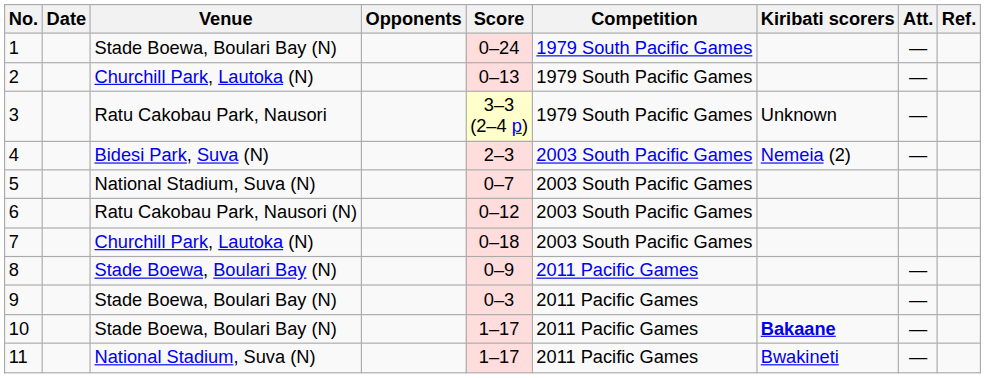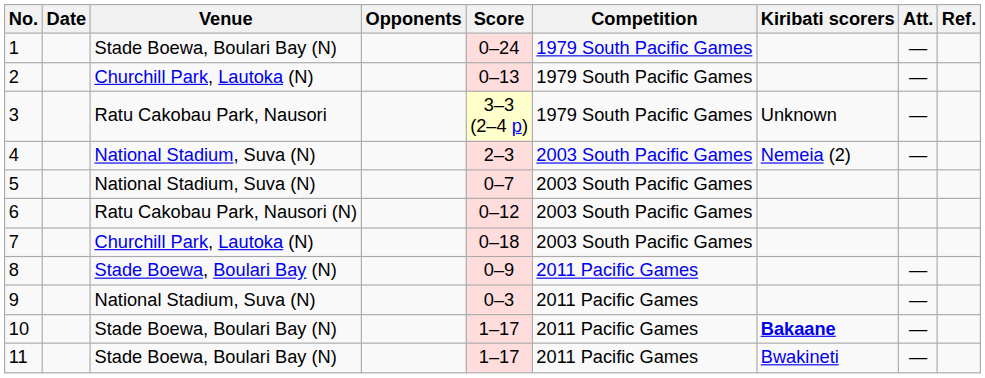(182, 155) Bidesi Park, Suva (N) -> (205, 155) National Stadium, Suva (N)
(216, 299) Stade Boewa, Boulari Bay (N) -> (205, 299) National Stadium, Suva (N)
(205, 357) National Stadium, Suva (N) -> (216, 357) Stade Boewa, Boulari Bay (N)
